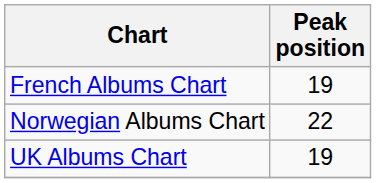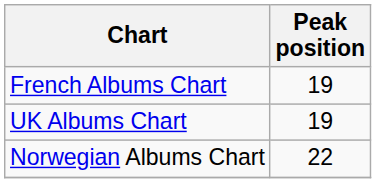rows swapped: (137, 121) <-> (98, 158)
